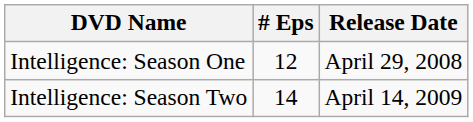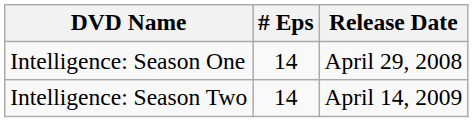(286, 60) 12 -> (286, 60) 14
